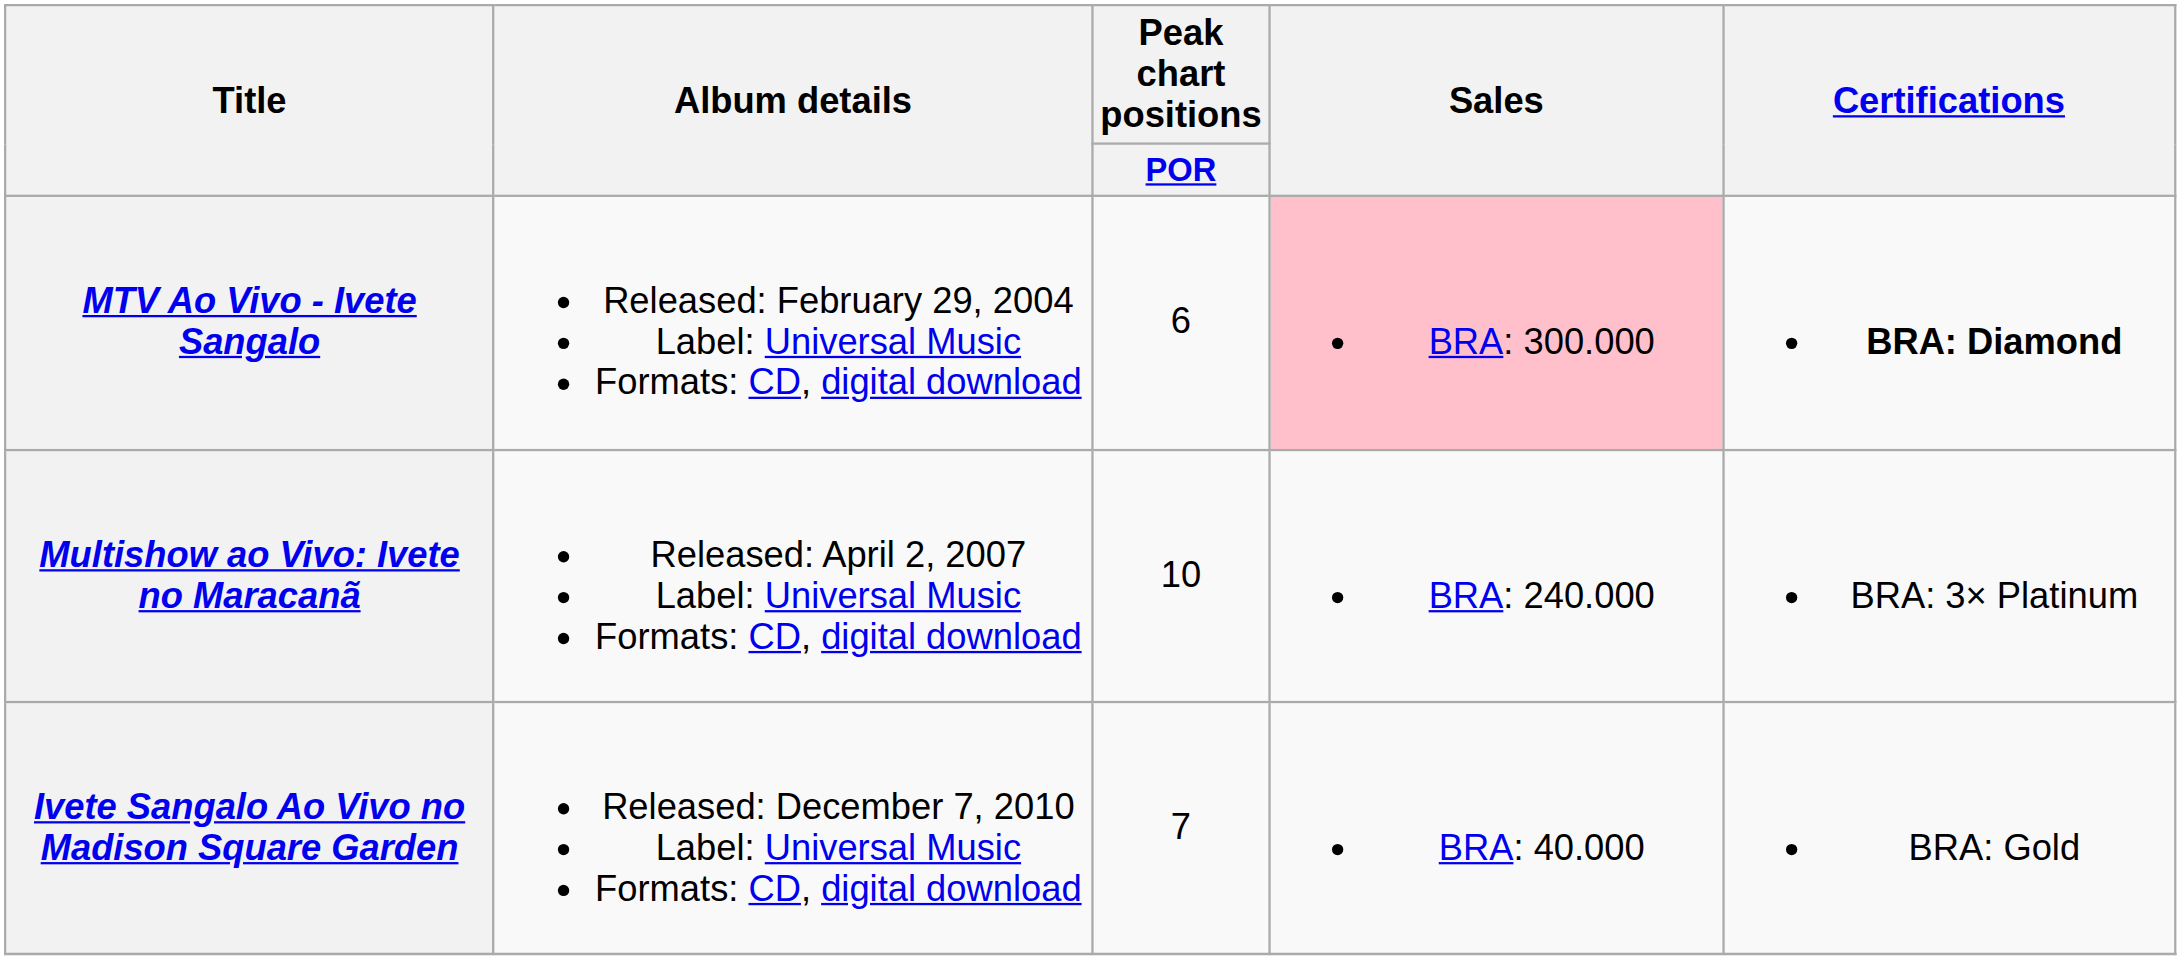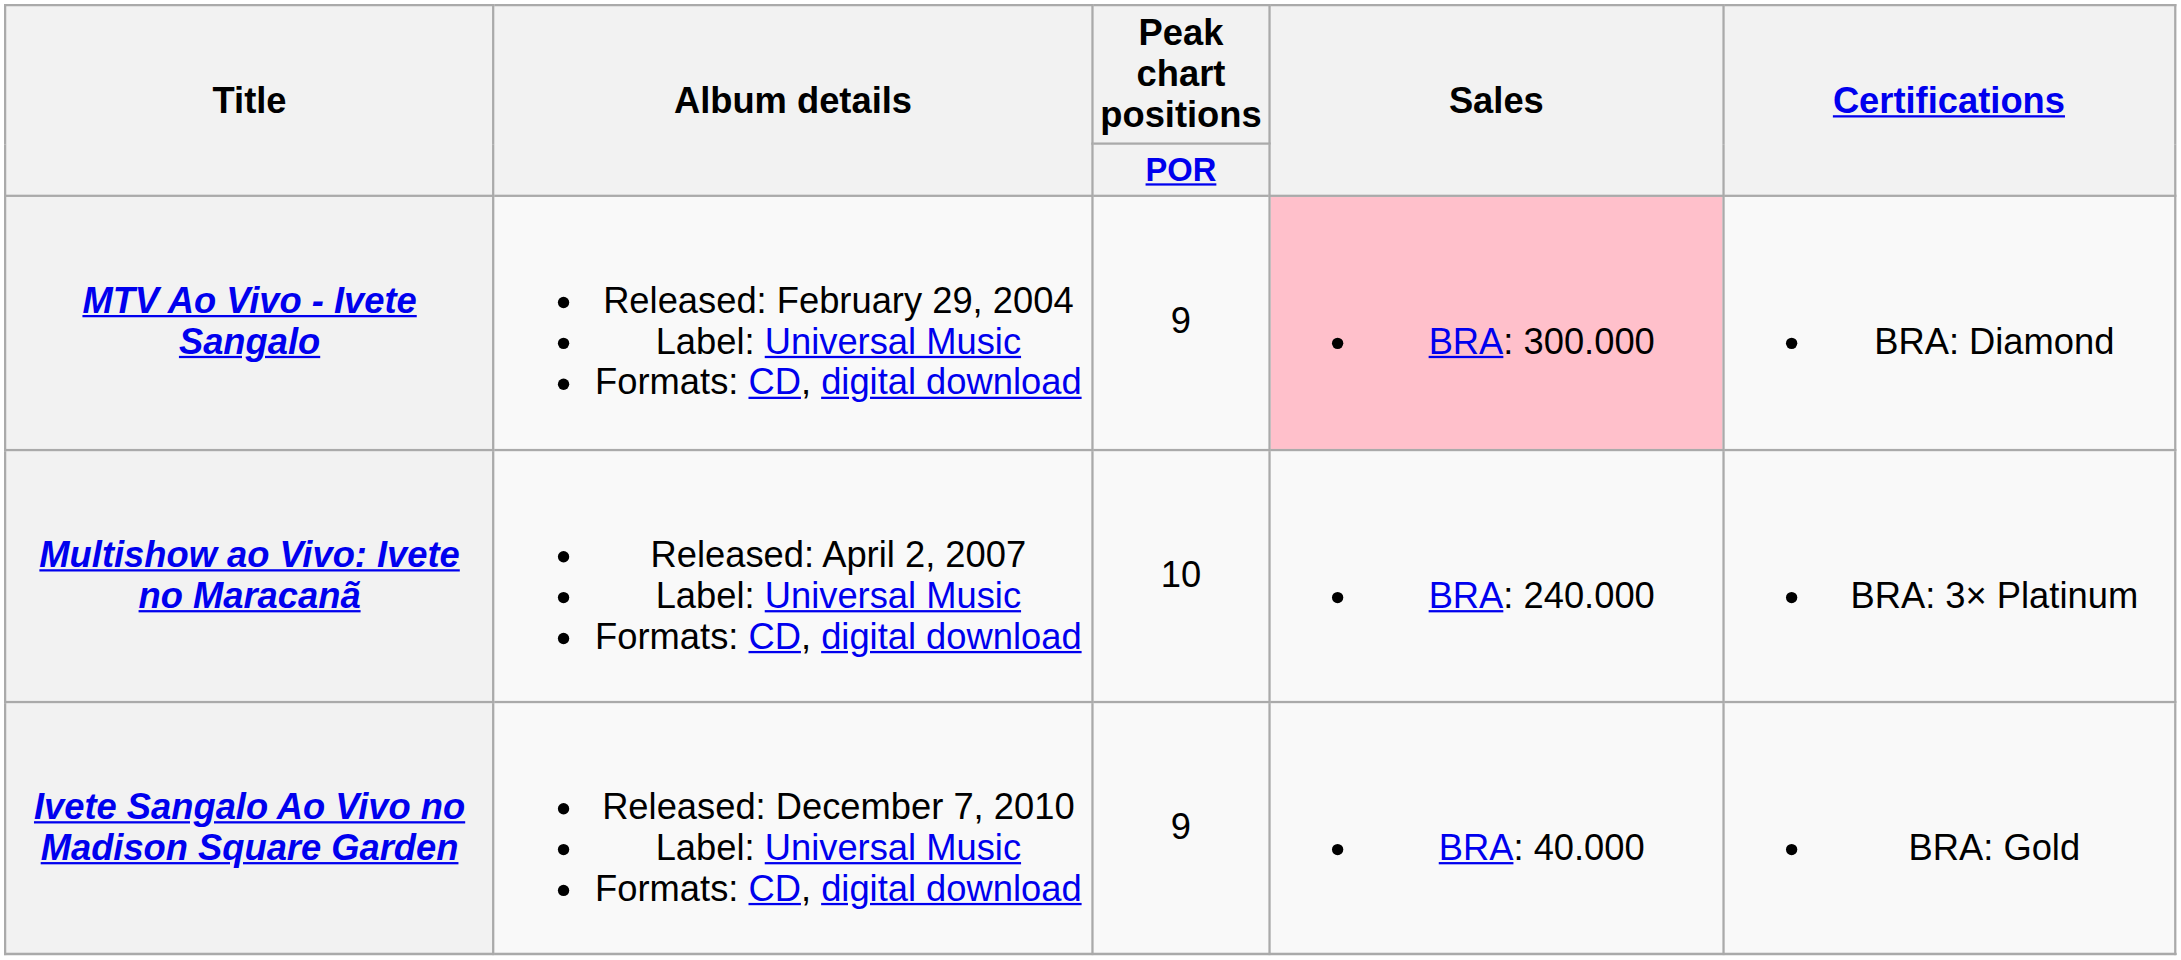(1181, 321) 6 -> (1181, 321) 9
(1949, 343) bold -> (1949, 343) normal
(1181, 827) 7 -> (1181, 827) 9
